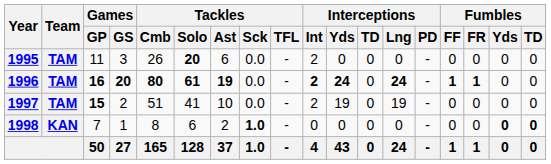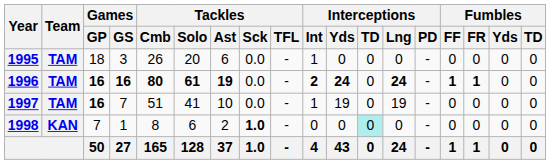(97, 59) 11 -> (97, 59) 18
(192, 59) bold -> (192, 59) normal
(314, 59) 2 -> (314, 59) 1
(123, 81) 20 -> (123, 81) 16
(97, 103) 15 -> (97, 103) 16
(123, 103) 2 -> (123, 103) 7
(314, 103) 2 -> (314, 103) 1
(370, 125) no background -> (370, 125) paleturquoise background
(505, 125) bold -> (505, 125) normal
(533, 125) bold -> (533, 125) normal
